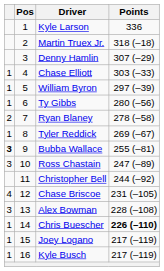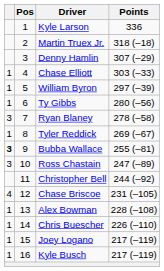(9, 118) 2 -> (9, 118) 3
(9, 209) 3 -> (9, 209) 1
(134, 224) bold -> (134, 224) normal
